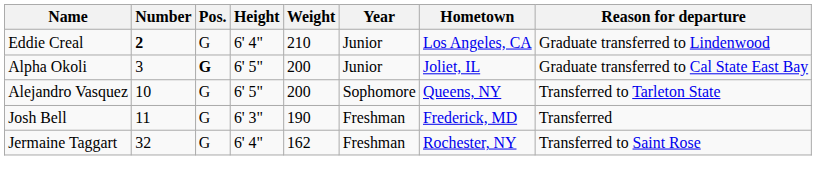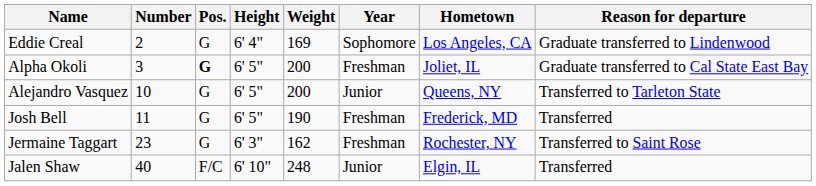(139, 42) bold -> (139, 42) normal
(299, 42) 210 -> (299, 42) 169
(362, 42) Junior -> (379, 42) Sophomore
(362, 67) Junior -> (374, 67) Freshman
(379, 92) Sophomore -> (362, 92) Junior
(248, 117) 6' 3" -> (248, 117) 6' 5"
(143, 142) 32 -> (143, 142) 23
(248, 142) 6' 4" -> (248, 142) 6' 3"
+ row: (44, 167)
